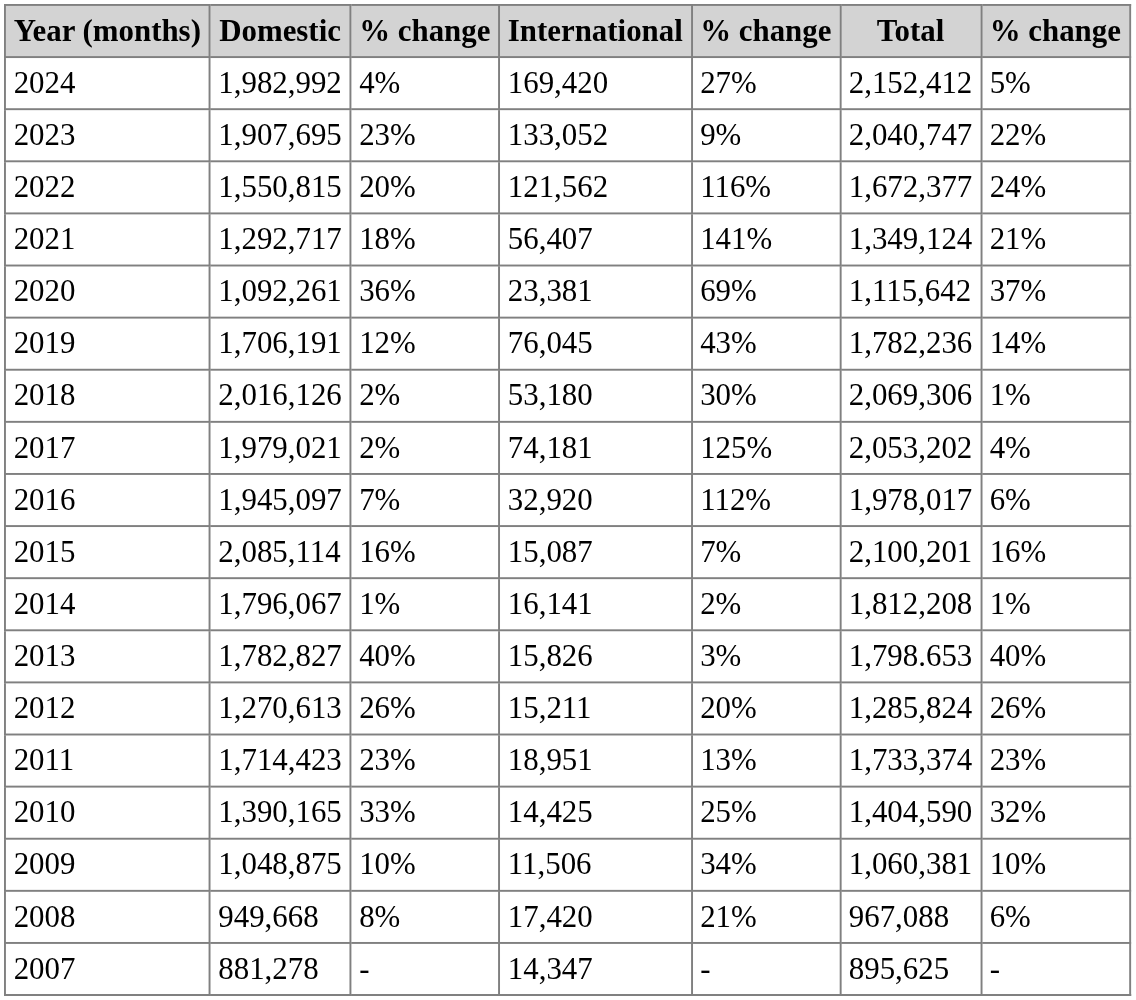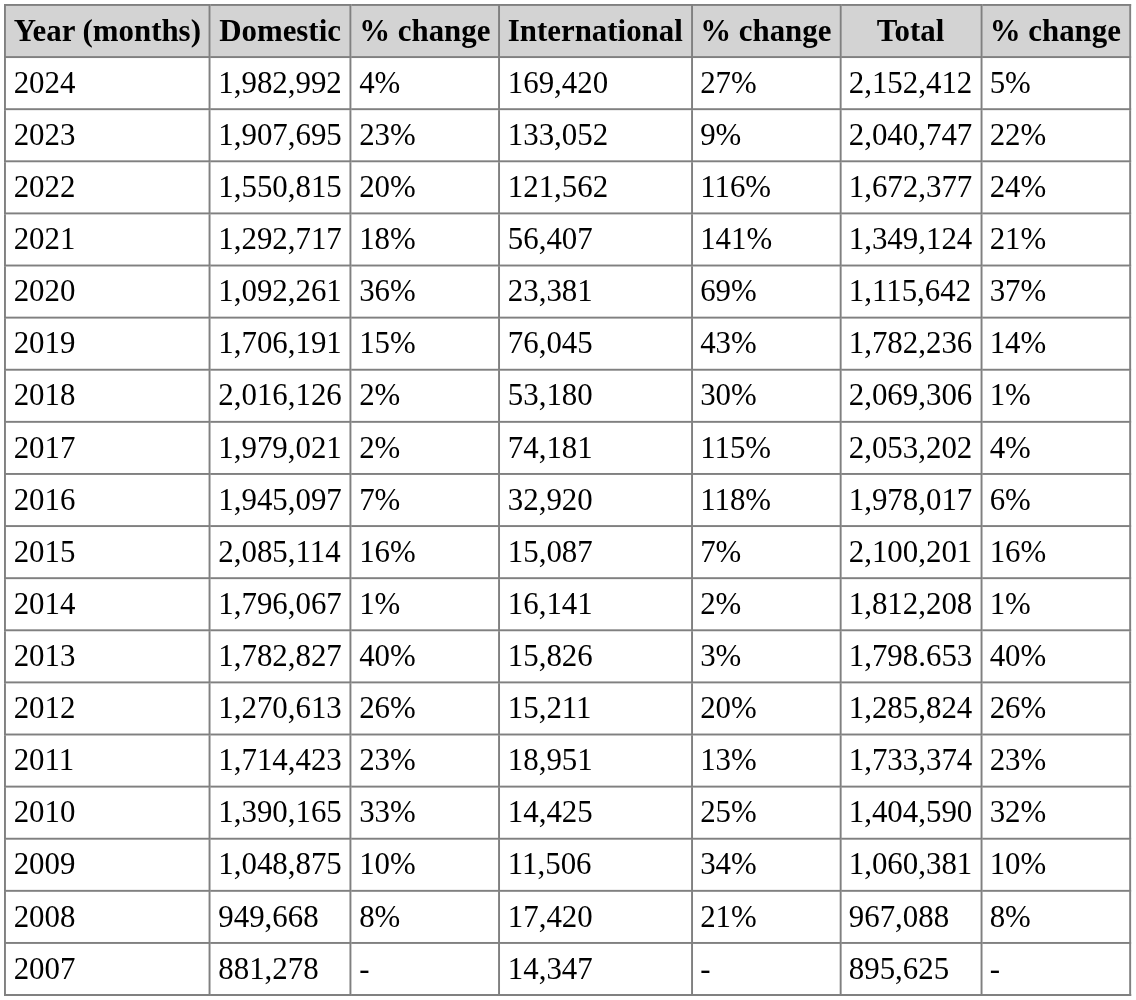(387, 343) 12% -> (387, 343) 15%
(736, 447) 125% -> (736, 447) 115%
(736, 499) 112% -> (736, 499) 118%
(1010, 916) 6% -> (1010, 916) 8%
